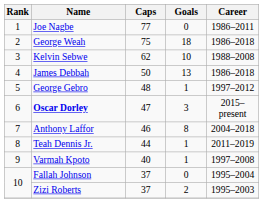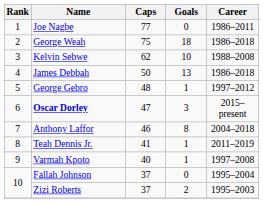(146, 144) 44 -> (146, 144) 41
